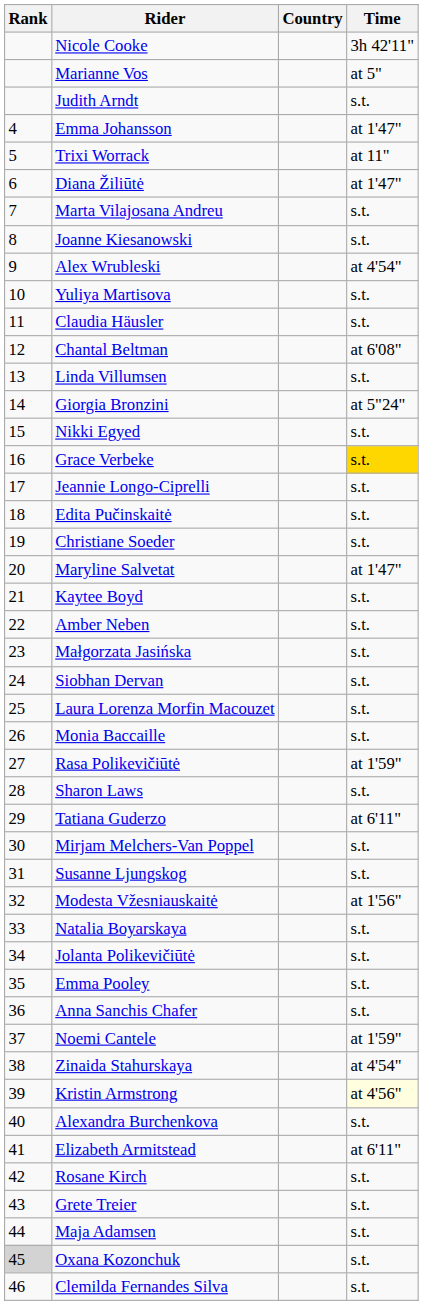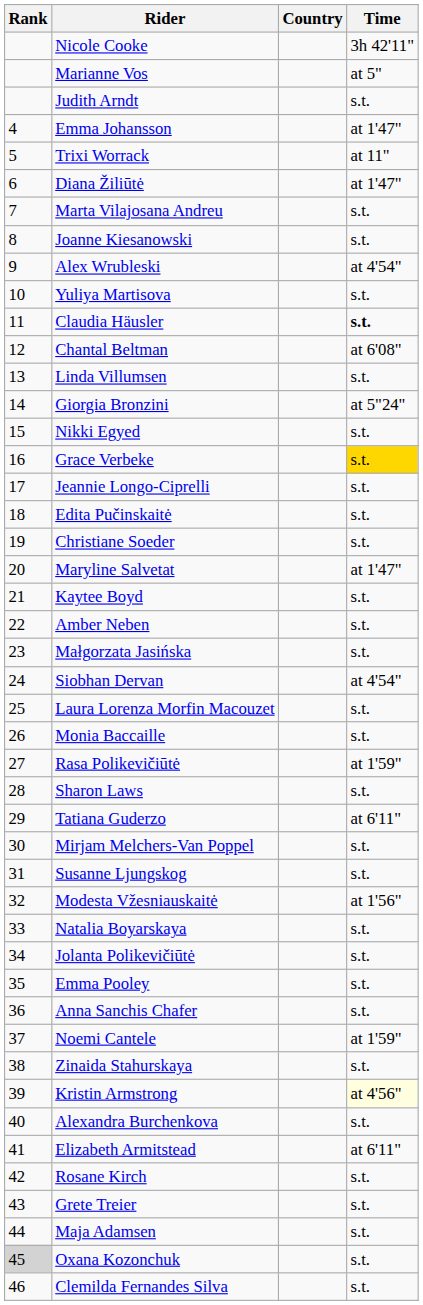(360, 321) normal -> (361, 321) bold
(360, 680) s.t. -> (376, 680) at 4'54"
(376, 1066) at 4'54" -> (360, 1066) s.t.
